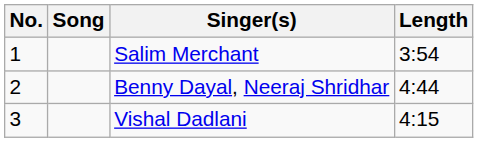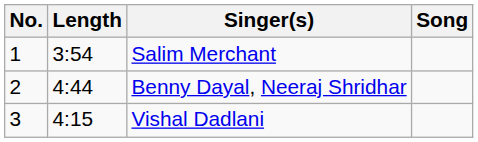columns swapped: (79, 20) <-> (434, 20)
